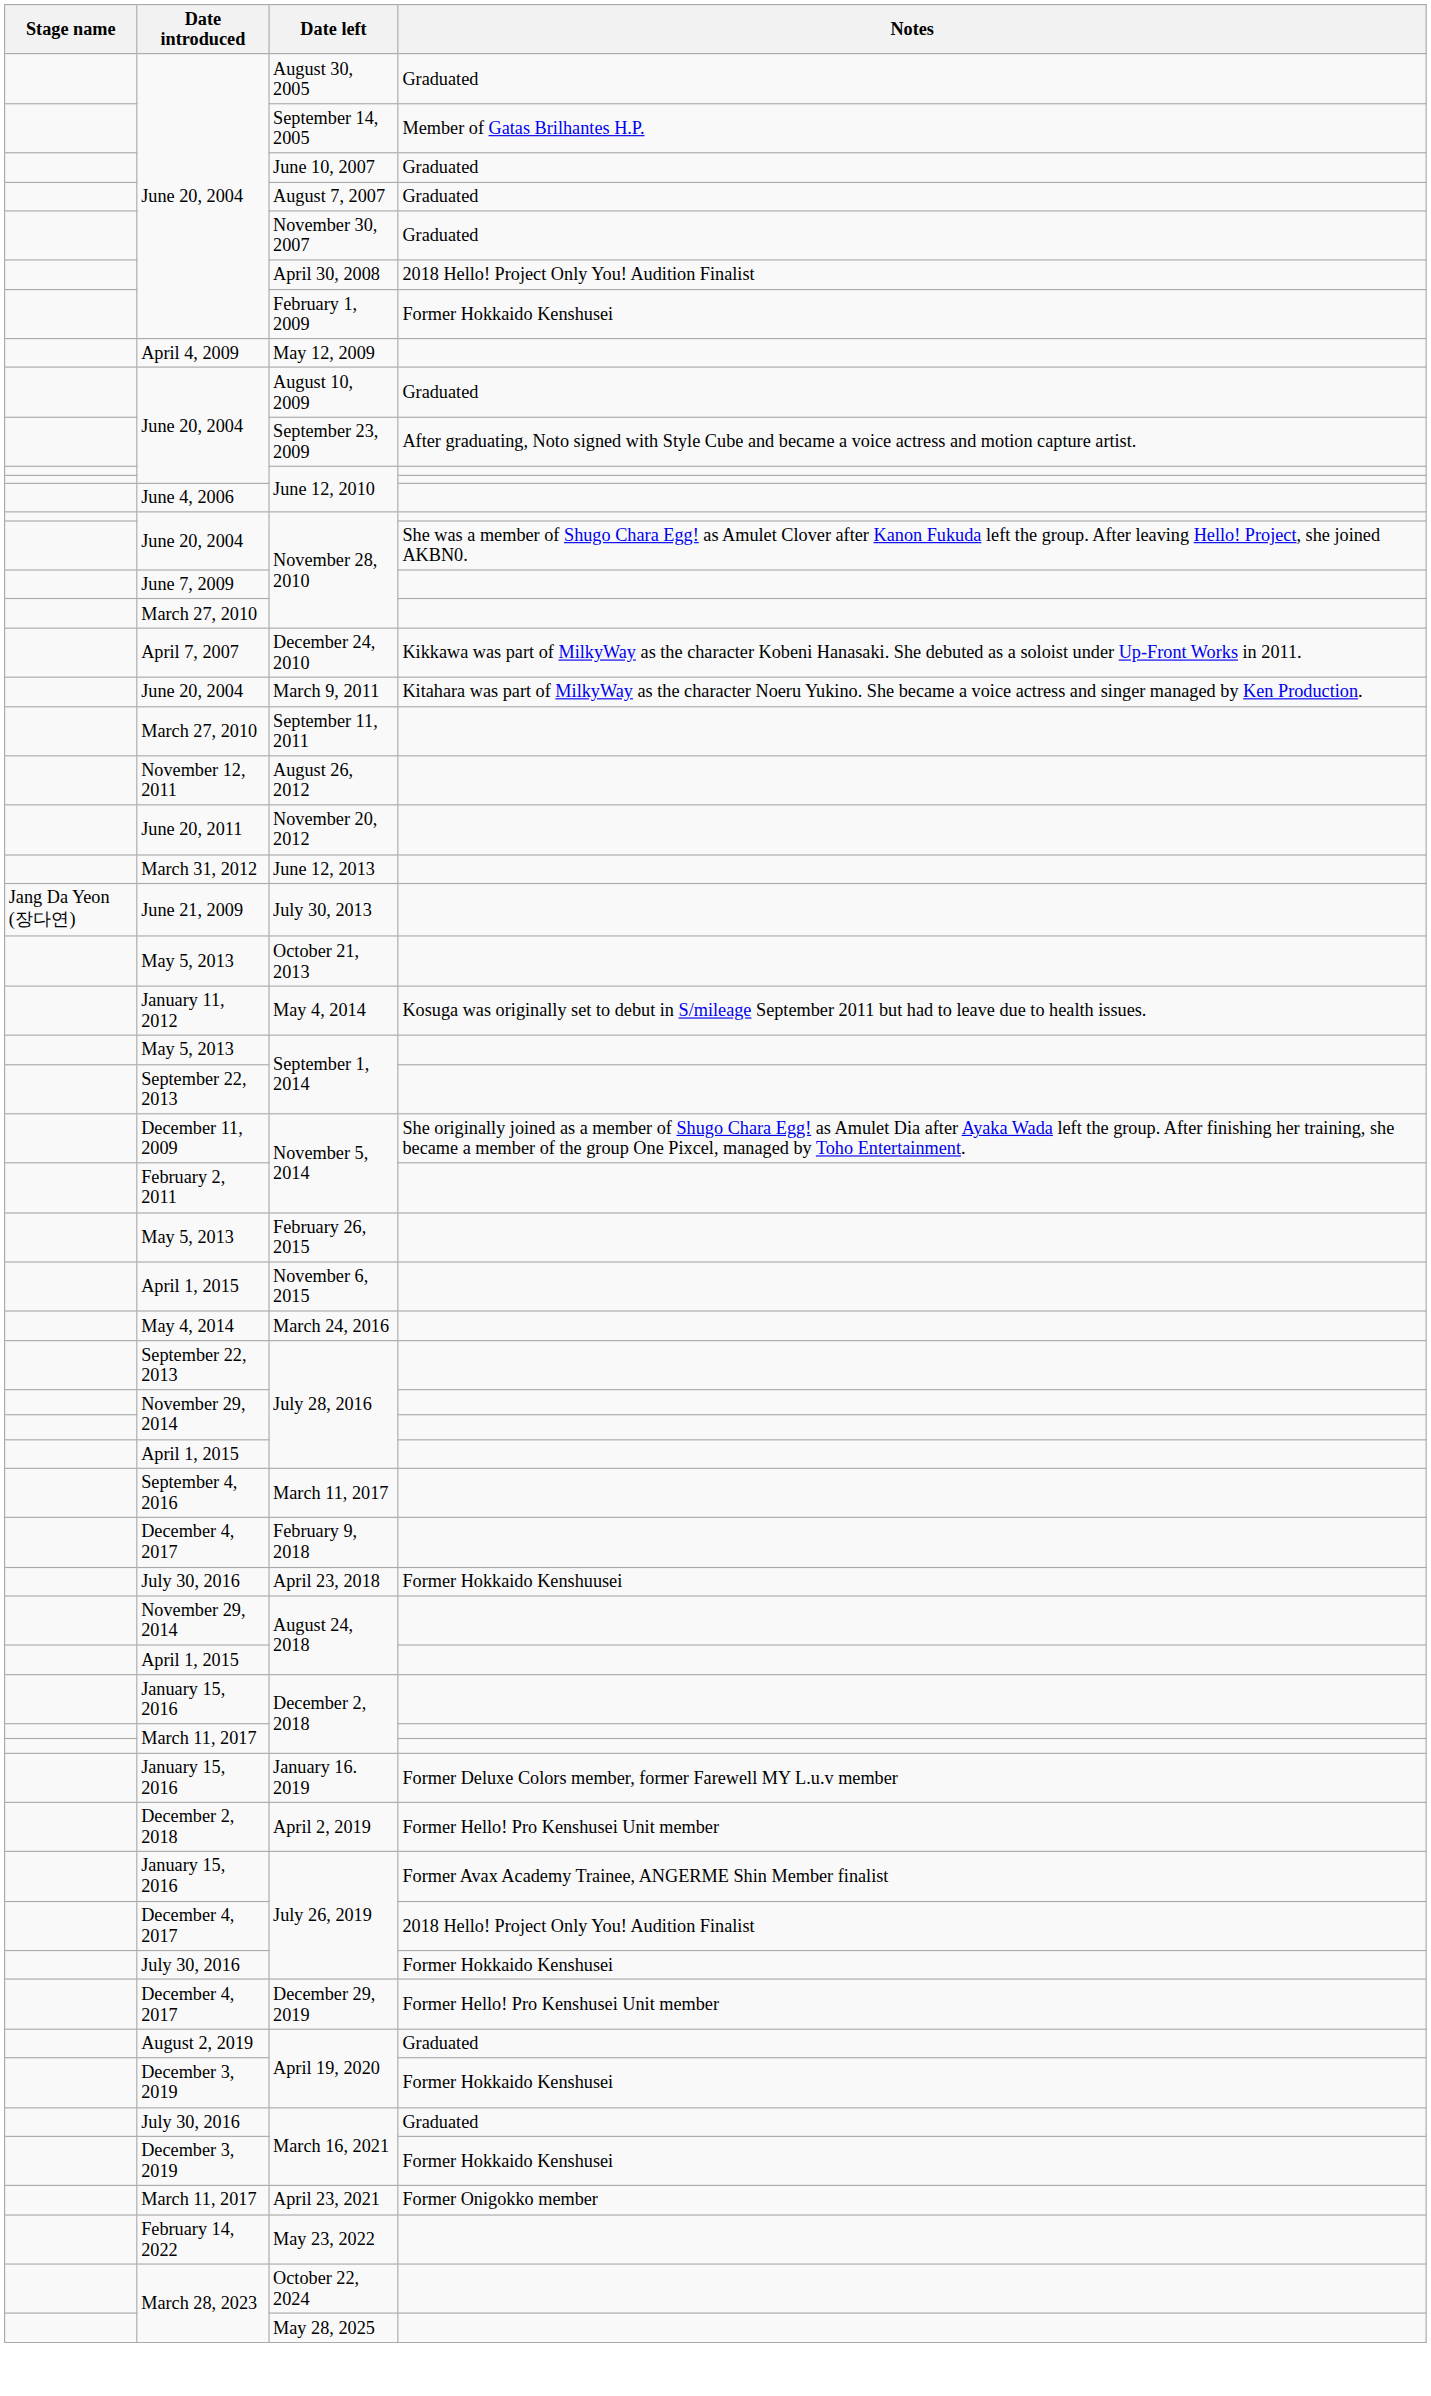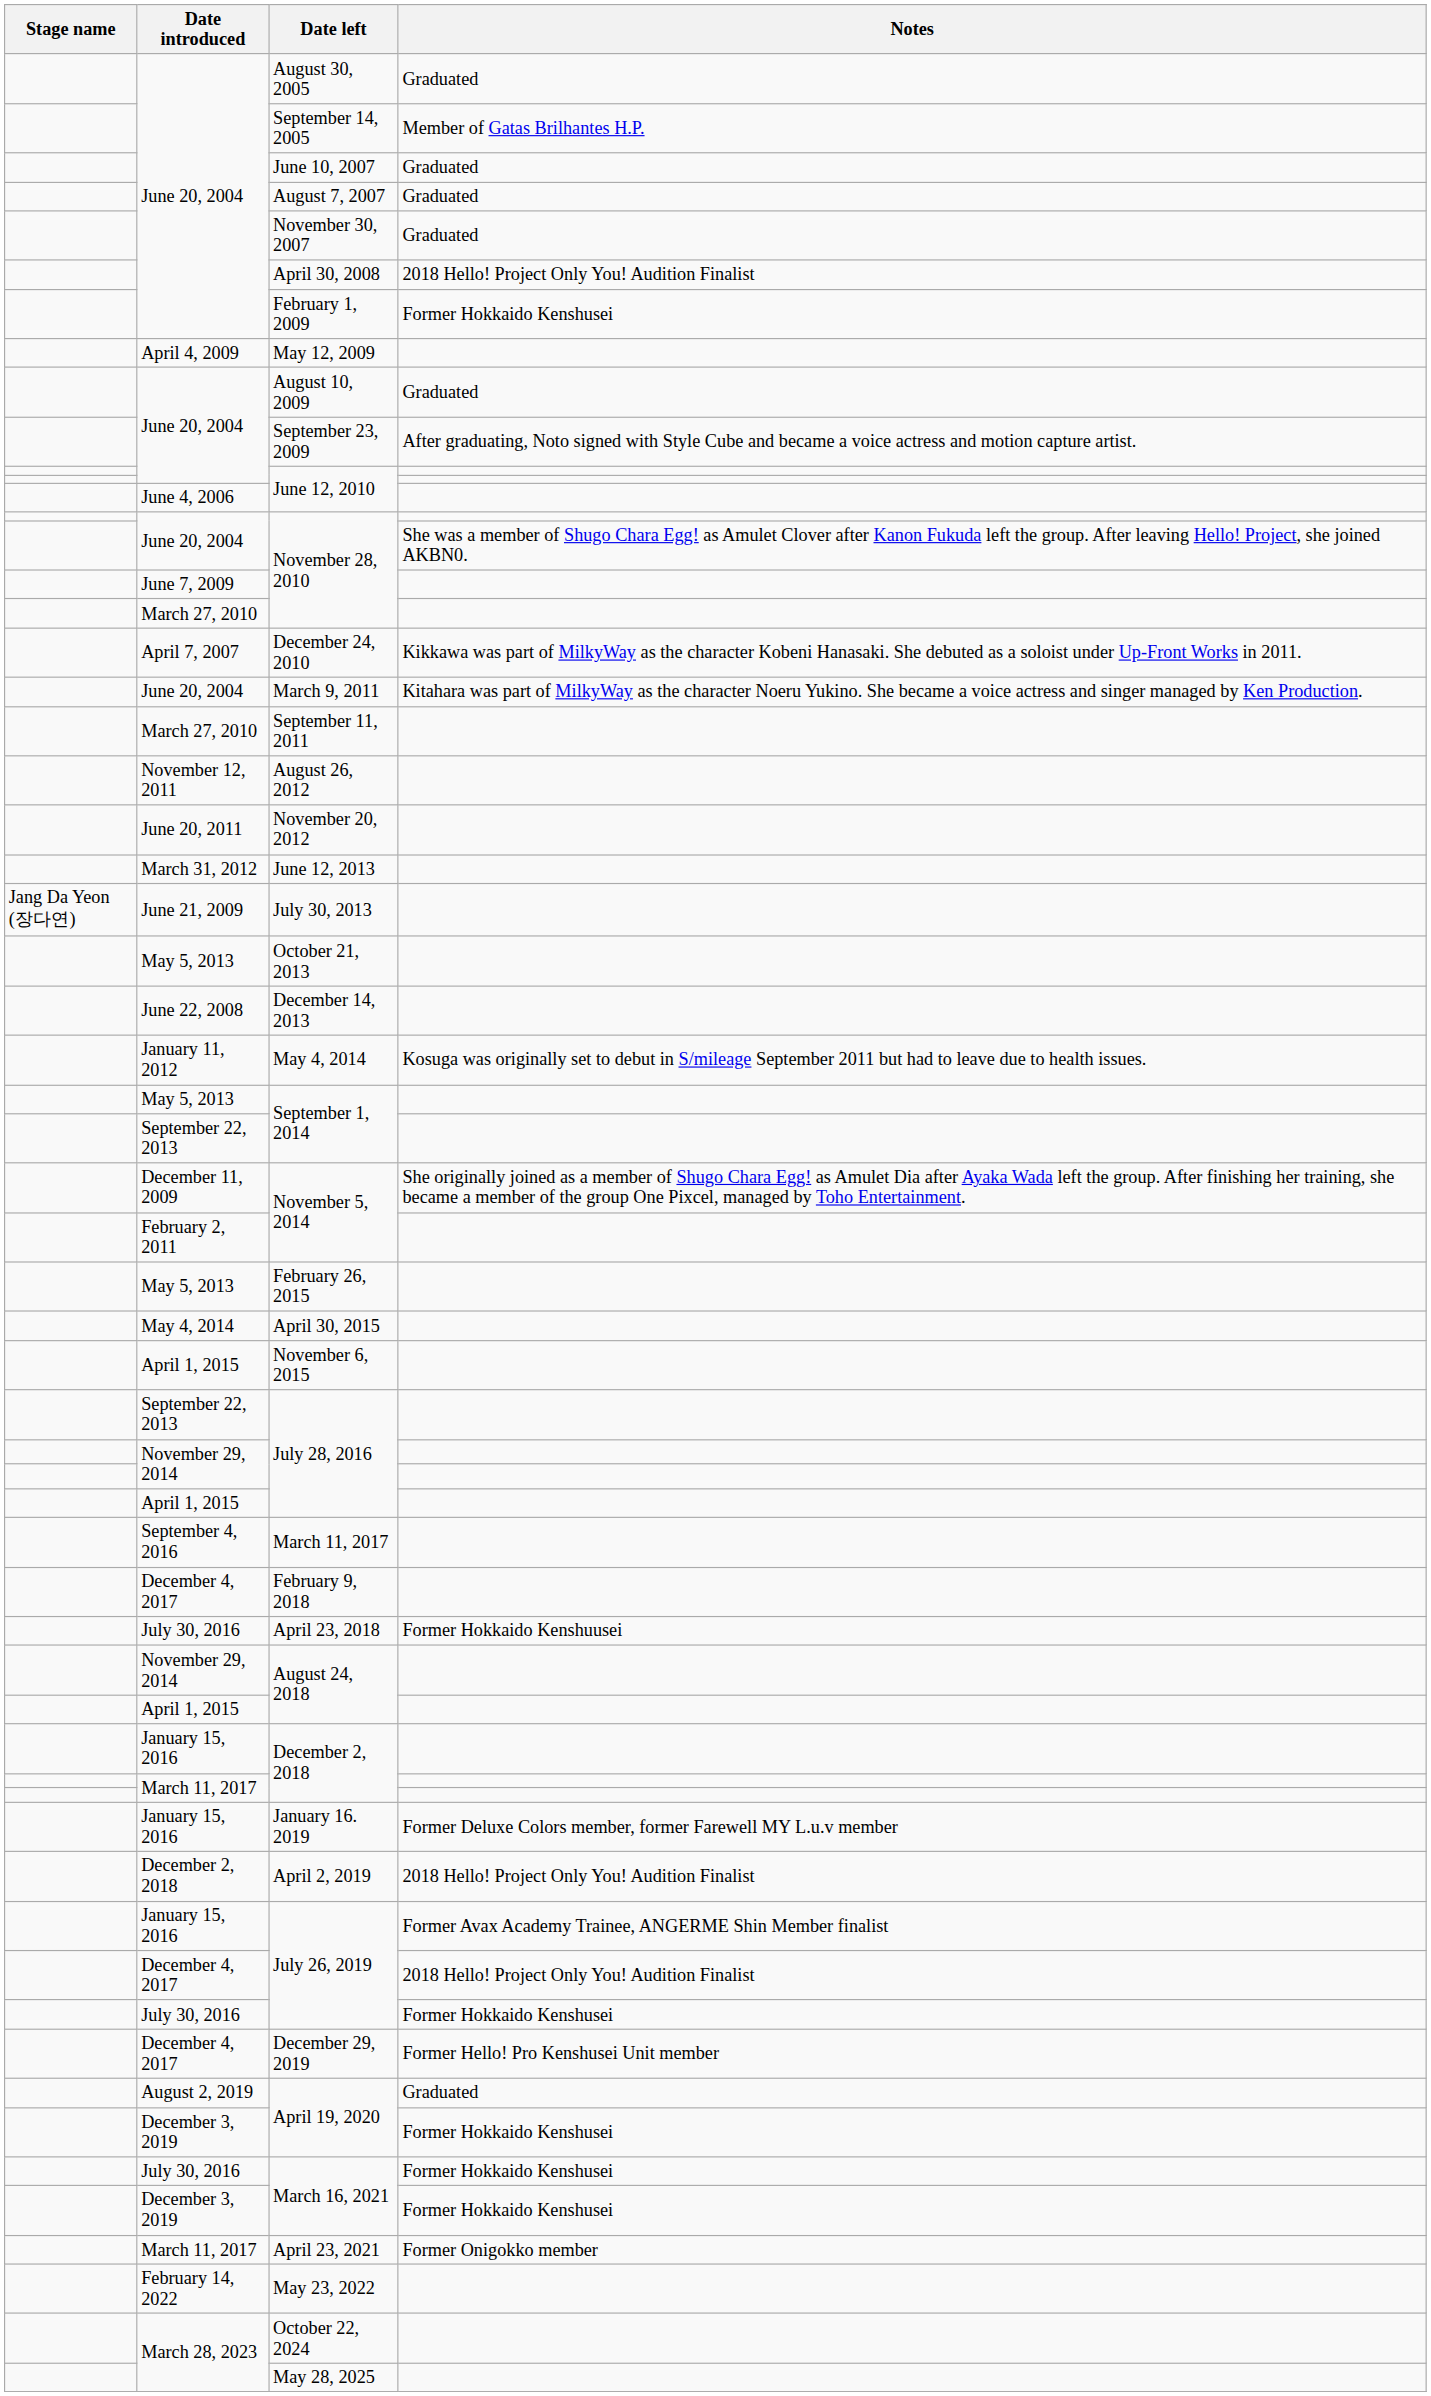+ row: (192, 1010)
+ row: (188, 1325)
- row: (188, 1325)
(561, 1826) Former Hello! Pro Kenshusei Unit member -> (578, 1876) 2018 Hello! Project Only You! Audition Finalist
(440, 2121) Graduated -> (508, 2171) Former Hokkaido Kenshusei
